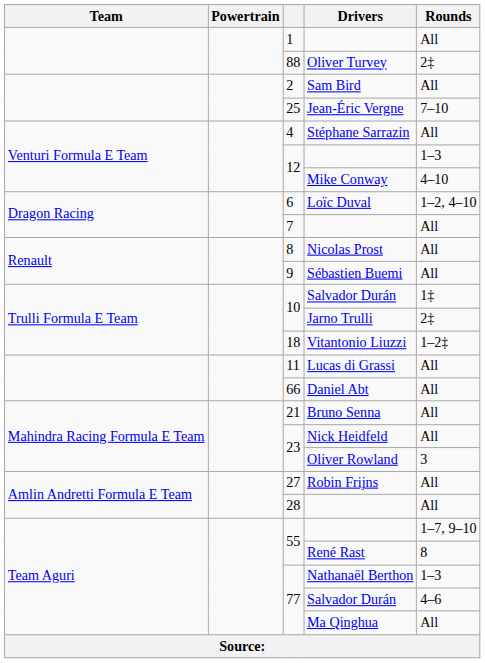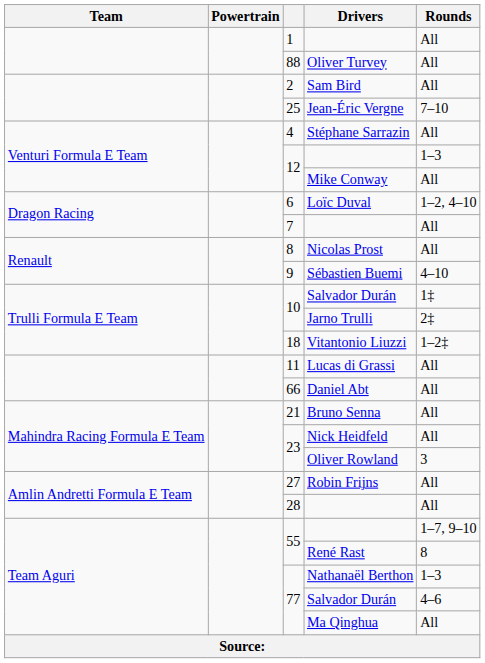(427, 62) 2‡ -> (429, 62) All
(434, 179) 4–10 -> (429, 179) All
(429, 272) All -> (434, 272) 4–10
